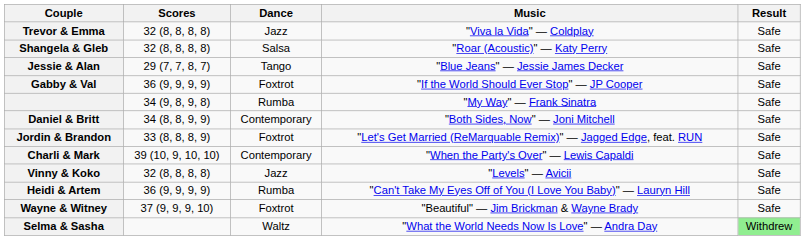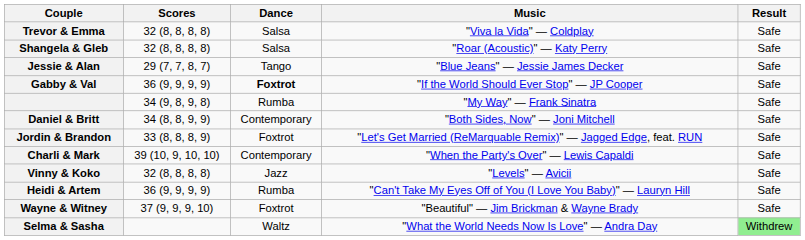(276, 31) Jazz -> (276, 31) Salsa
(276, 84) normal -> (276, 84) bold
